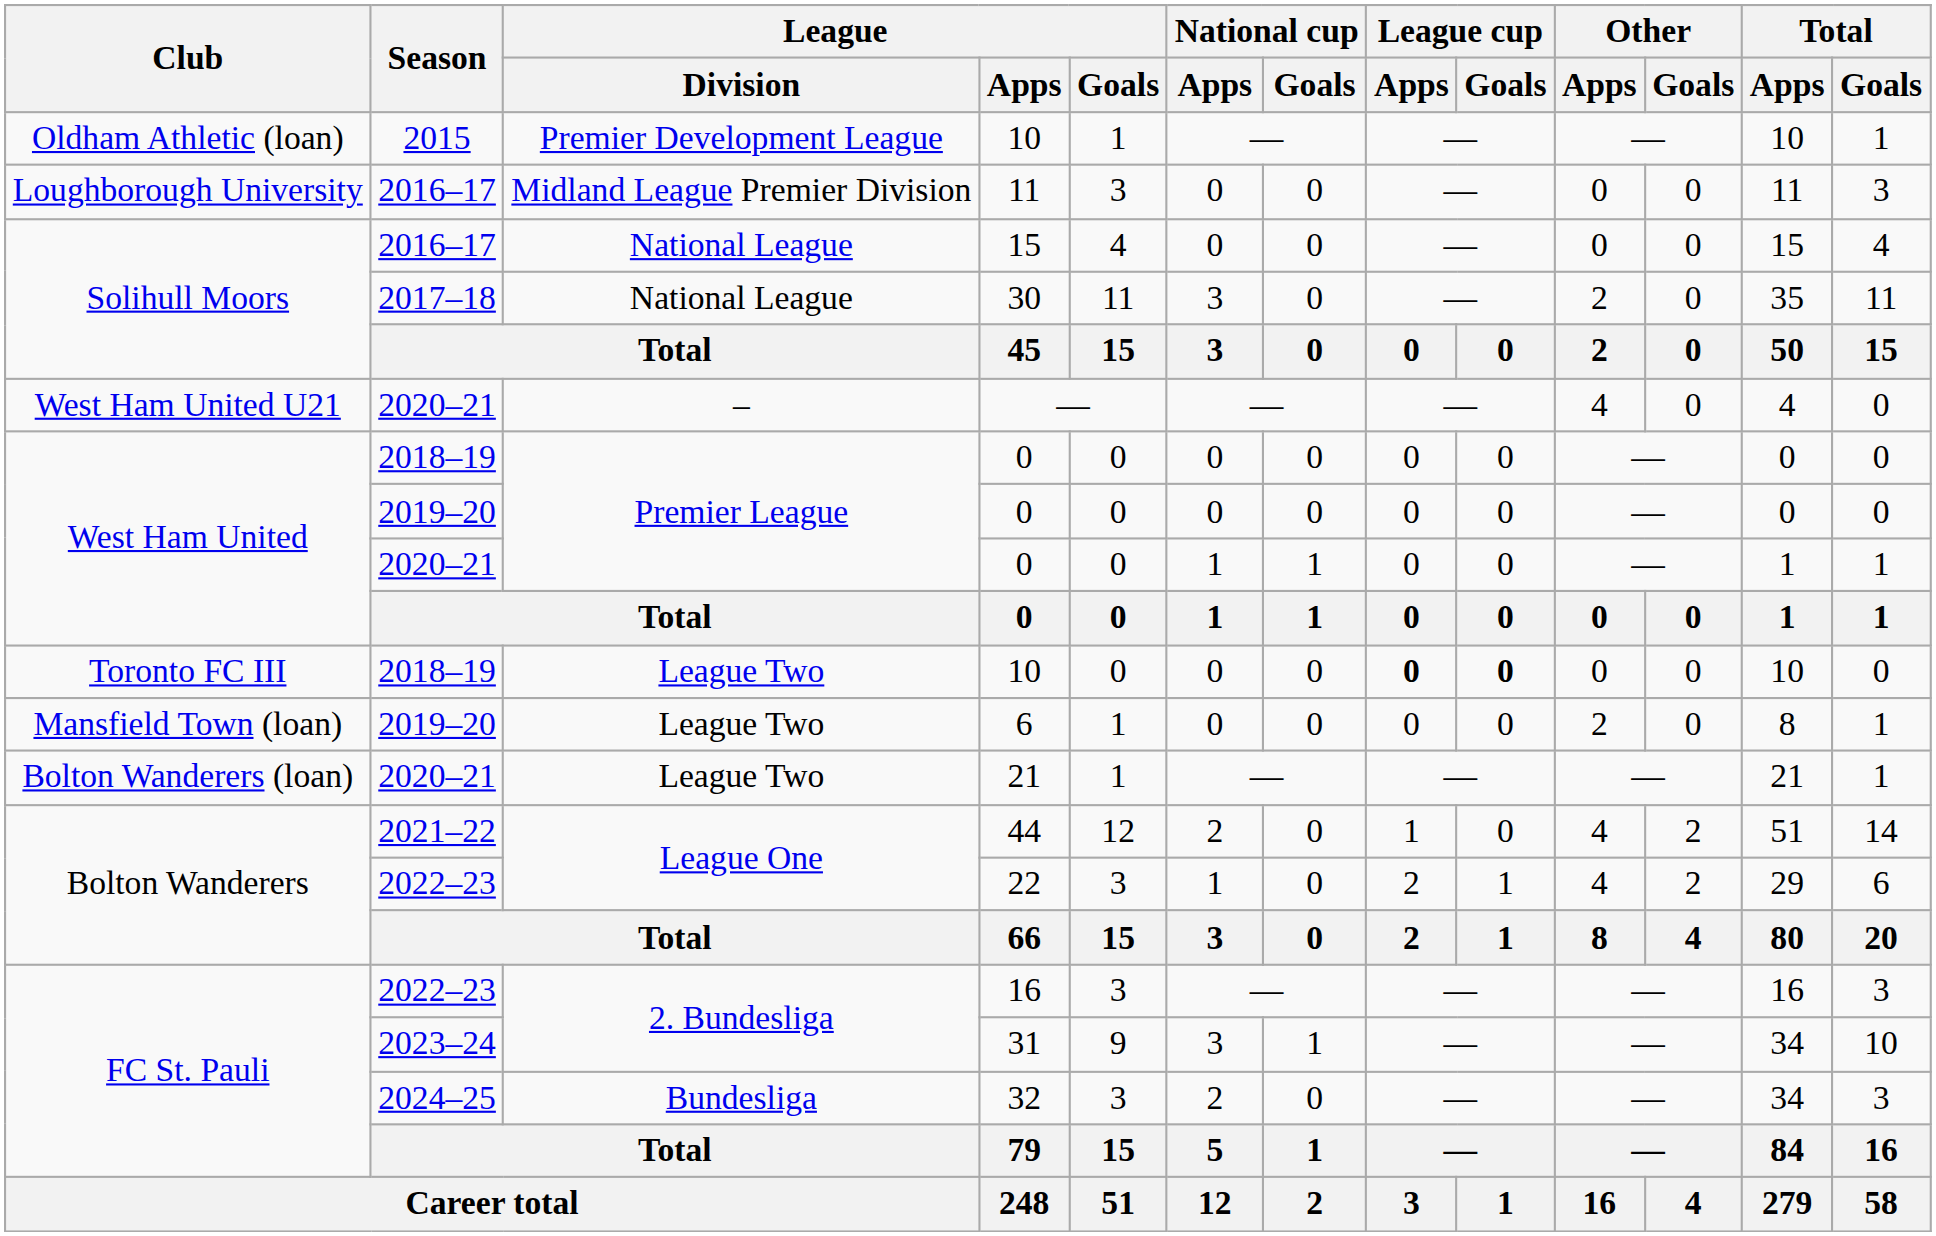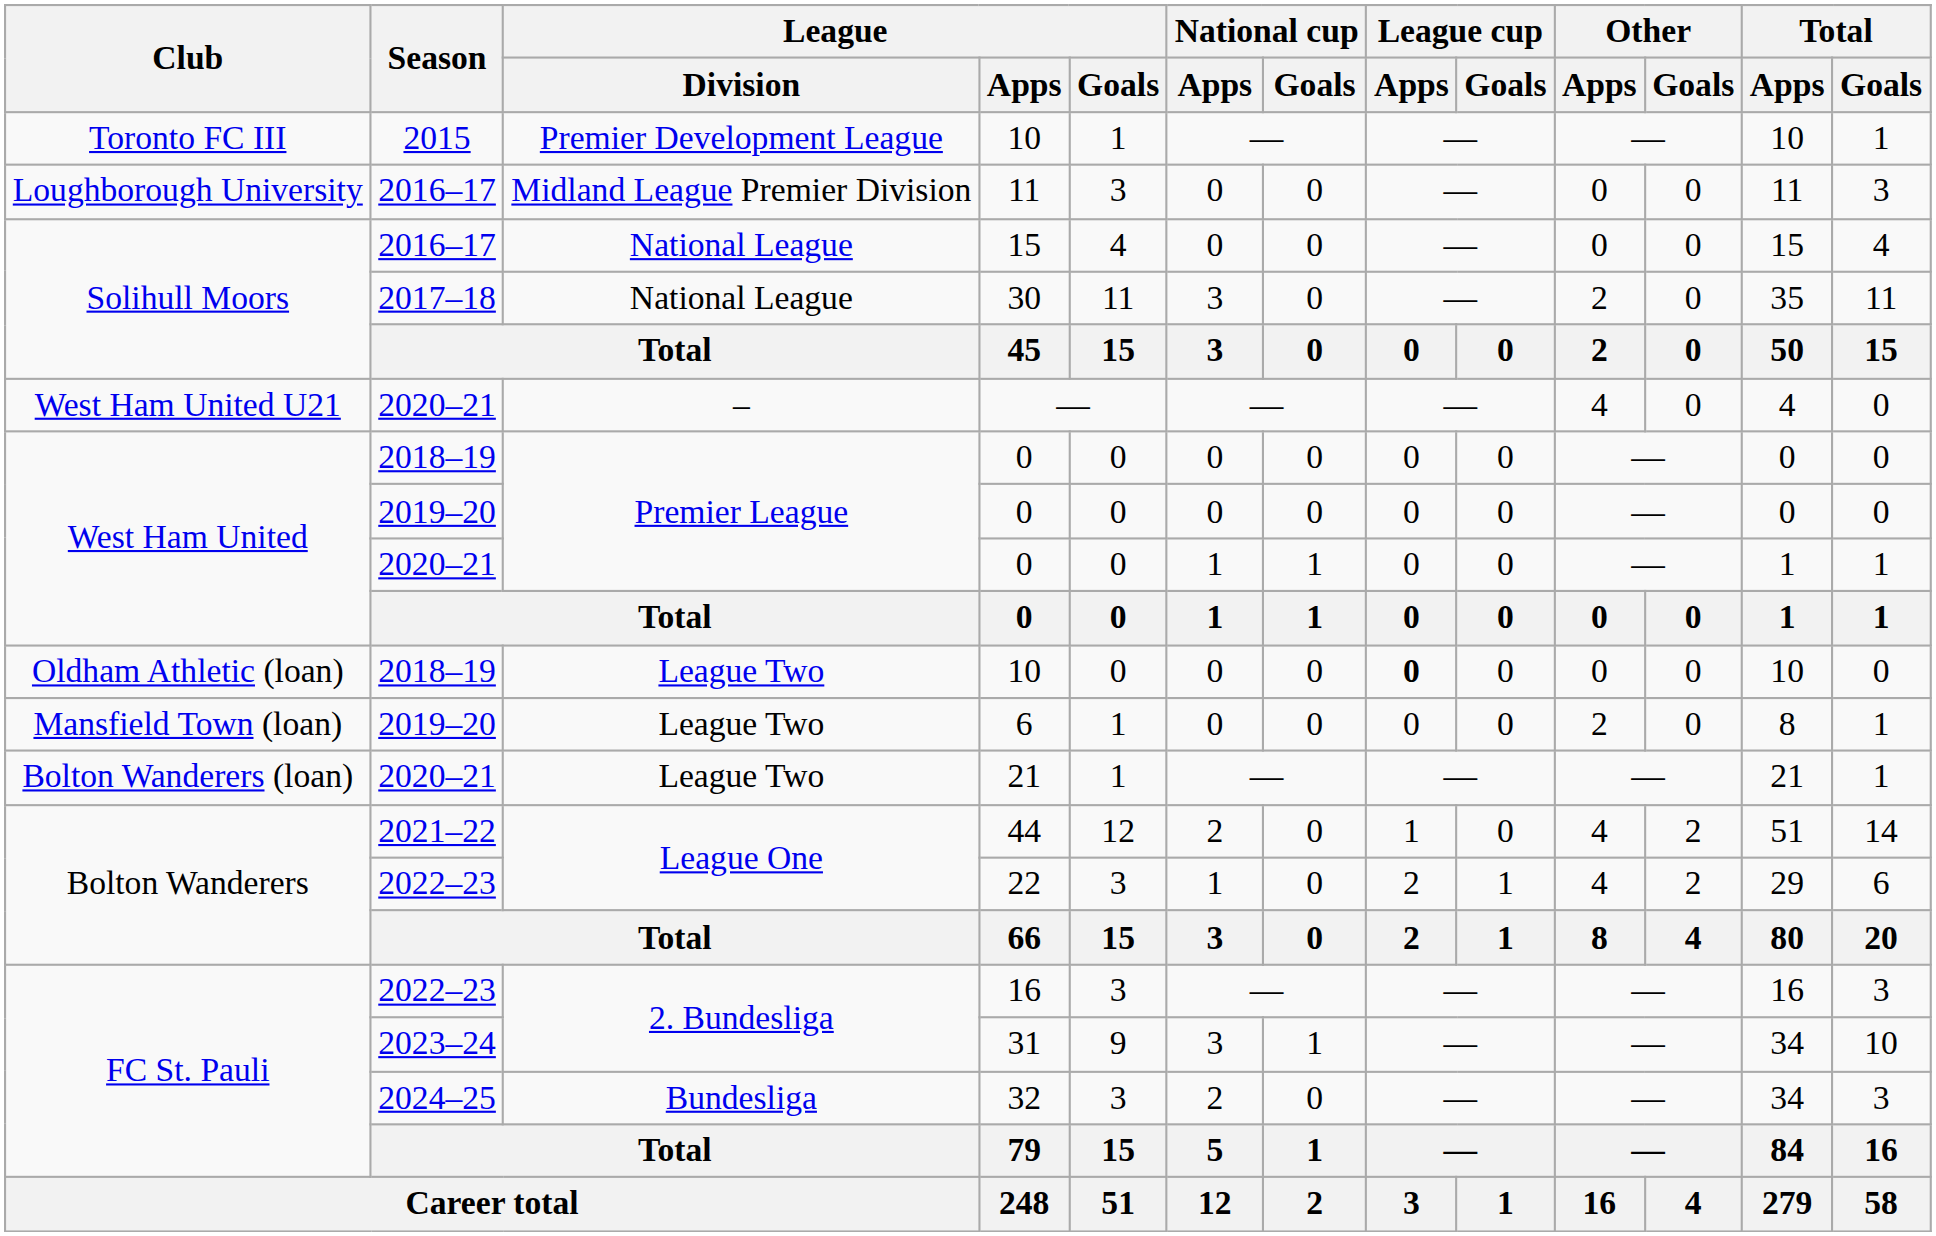(188, 137) Oldham Athletic (loan) -> (188, 137) Toronto FC III
(188, 670) Toronto FC III -> (188, 670) Oldham Athletic (loan)
(1505, 670) bold -> (1505, 670) normal
